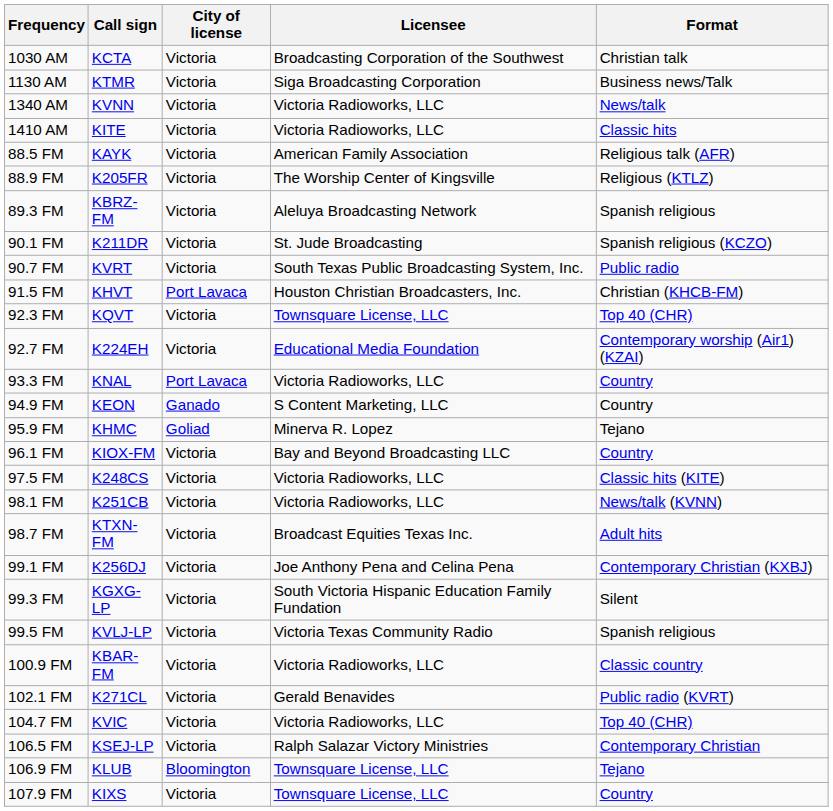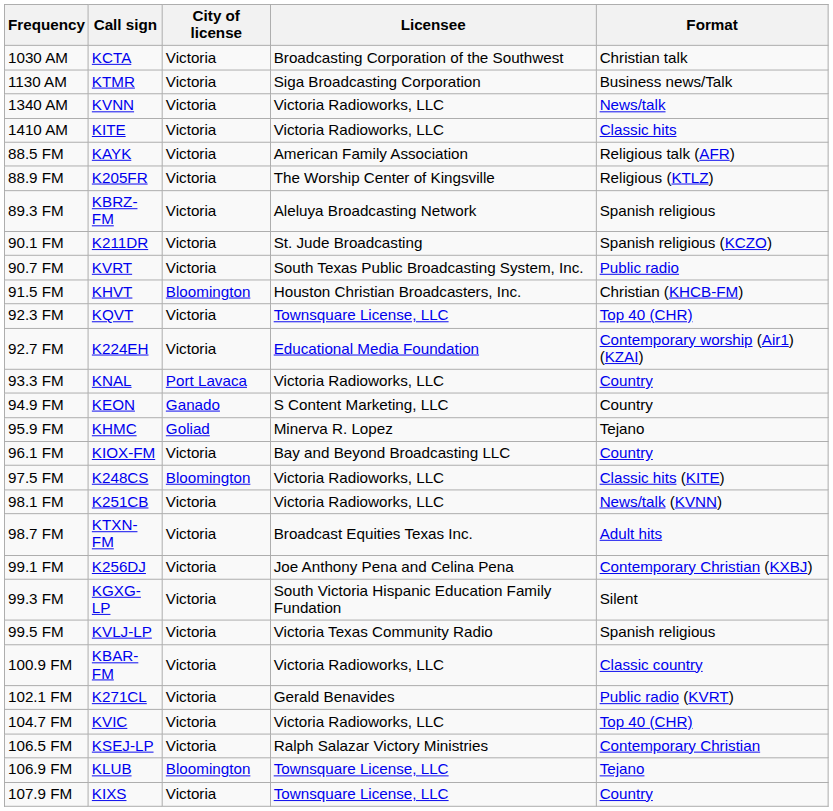(206, 291) Port Lavaca -> (208, 291) Bloomington
(191, 477) Victoria -> (208, 477) Bloomington
